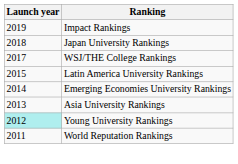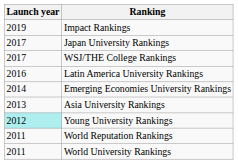(16, 43) 2018 -> (16, 43) 2017
(16, 74) 2015 -> (16, 74) 2016
+ row: (117, 151)
